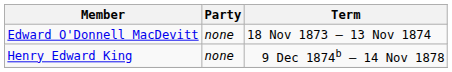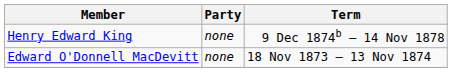rows swapped: (103, 34) <-> (70, 56)
